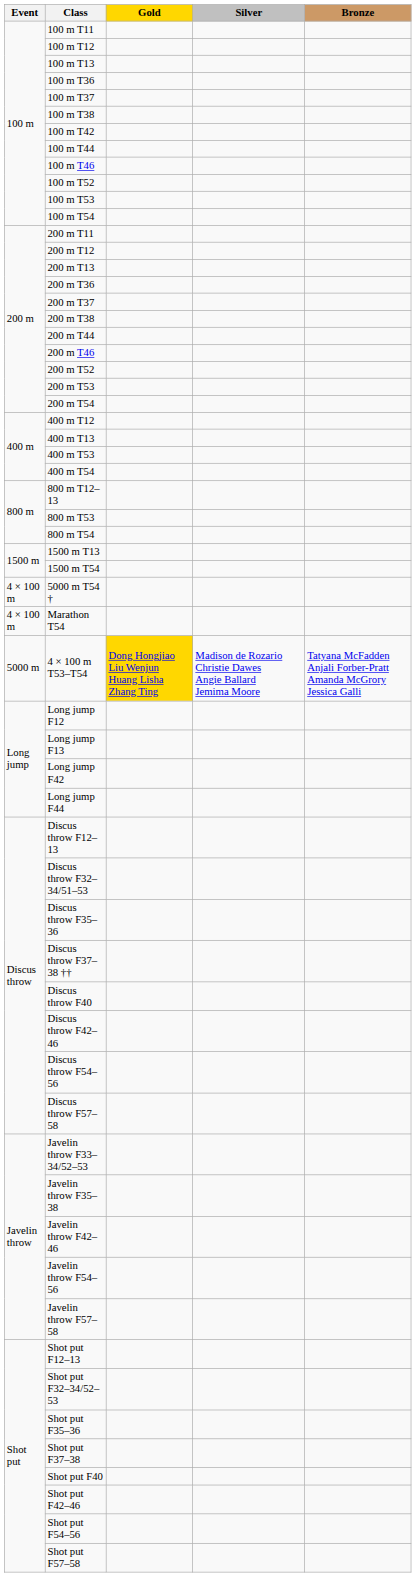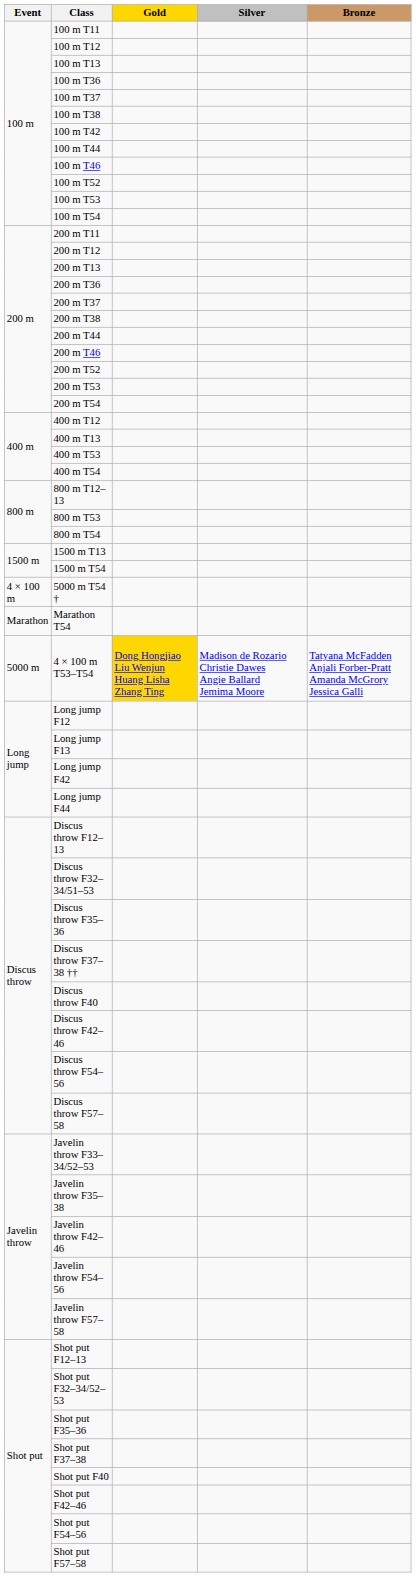(23, 621) 4 × 100 m -> (28, 621) Marathon
